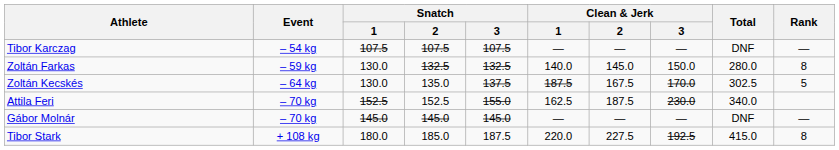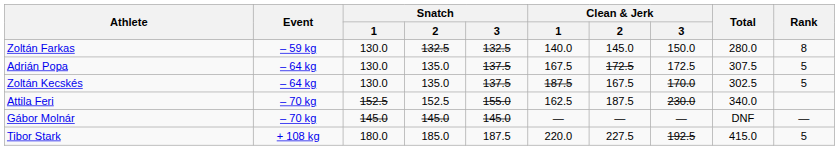- row: (41, 48)
+ row: (37, 66)
(804, 136) 8 -> (804, 136) 5
